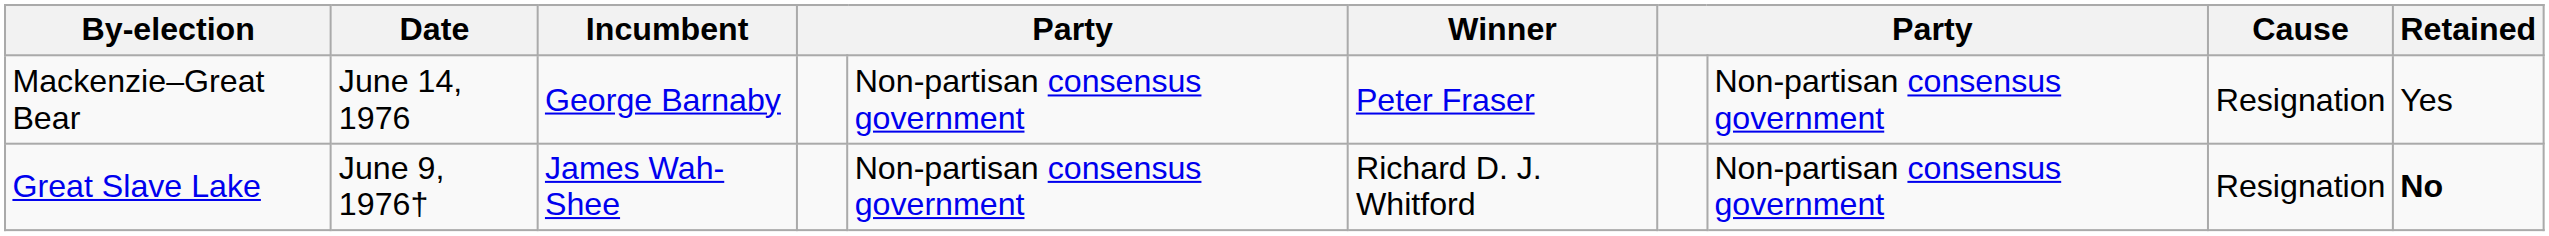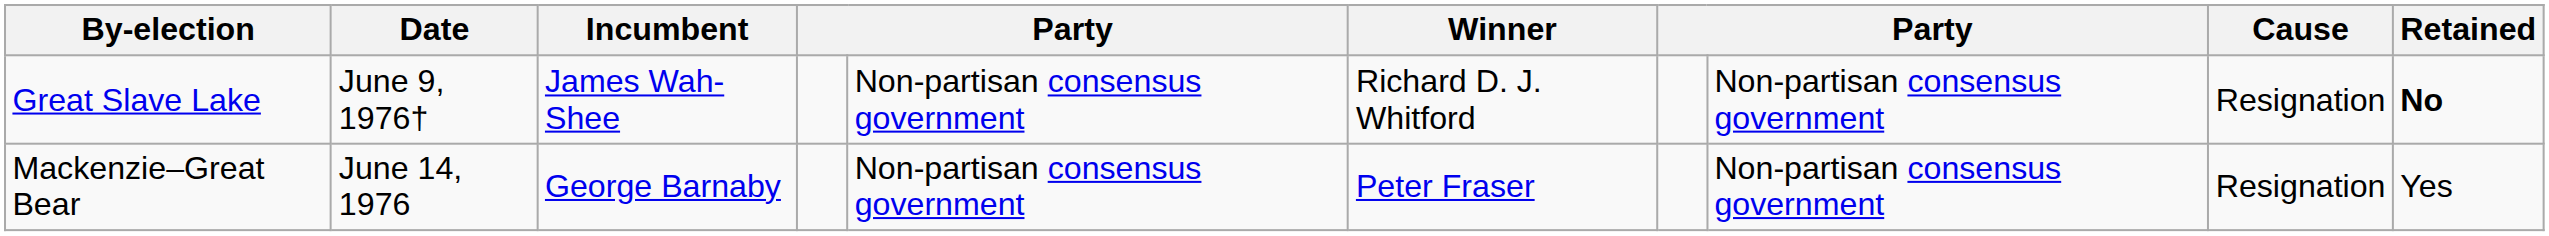rows swapped: (138, 99) <-> (137, 186)
